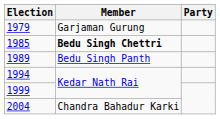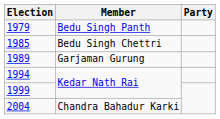(101, 28) Garjaman Gurung -> (104, 28) Bedu Singh Panth
(110, 44) bold -> (110, 44) normal
(104, 59) Bedu Singh Panth -> (101, 59) Garjaman Gurung
